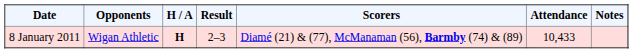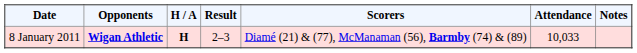(123, 36) normal -> (125, 36) bold
(559, 36) 10,433 -> (563, 36) 10,033
